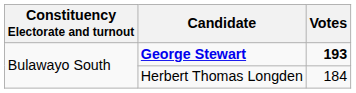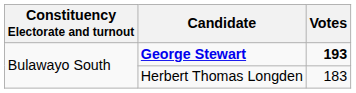(335, 76) 184 -> (335, 76) 183
